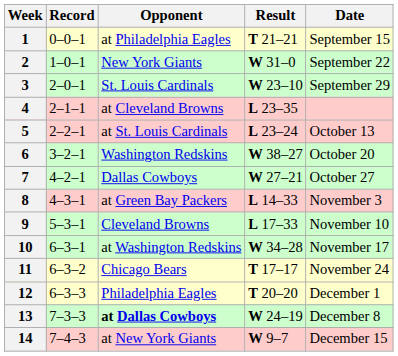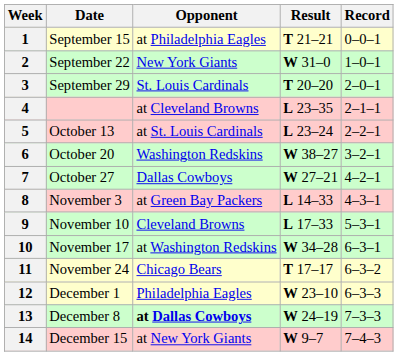columns swapped: (350, 16) <-> (72, 16)
(275, 85) W 23–10 -> (308, 85) T 20–20
(273, 293) T 20–20 -> (311, 293) W 23–10
